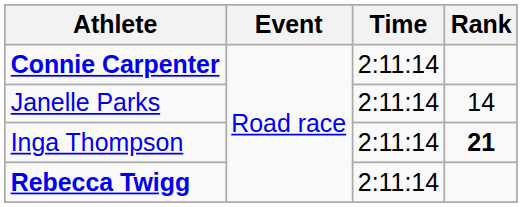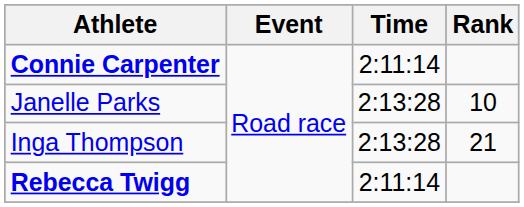(398, 104) 2:11:14 -> (399, 104) 2:13:28
(481, 104) 14 -> (483, 104) 10
(398, 143) 2:11:14 -> (399, 143) 2:13:28
(481, 143) bold -> (483, 143) normal
